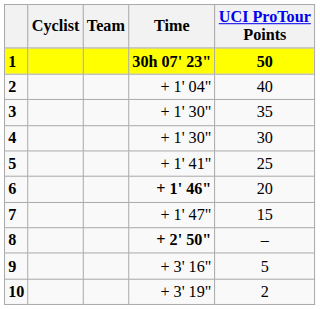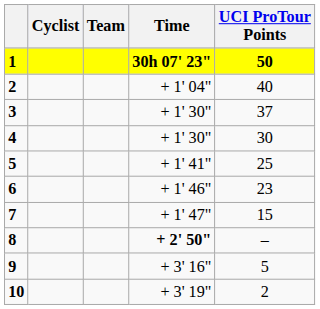(265, 112) 35 -> (265, 112) 37
(184, 189) bold -> (186, 189) normal
(265, 189) 20 -> (265, 189) 23
